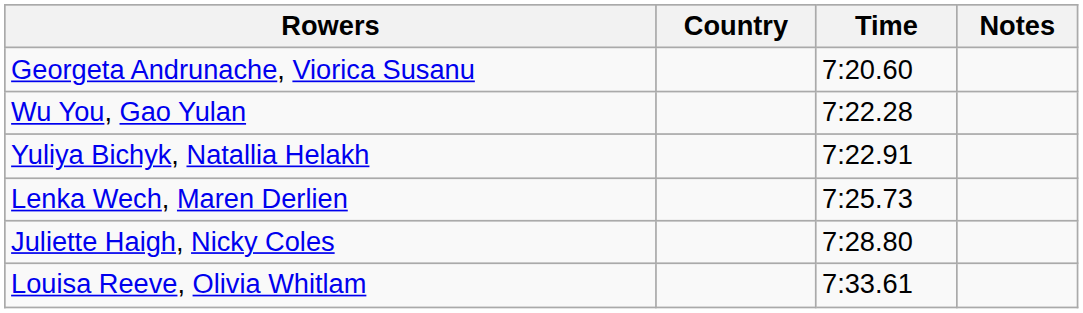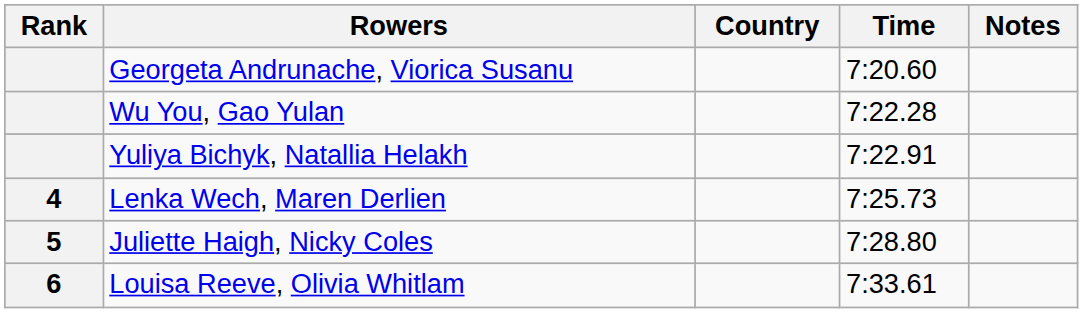+ column: (54, 26)
